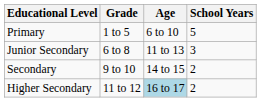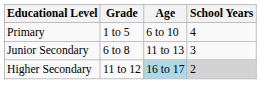(193, 32) 5 -> (193, 32) 4
- row: (32, 69)
(193, 87) no background -> (193, 69) lightgrey background
